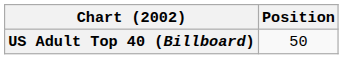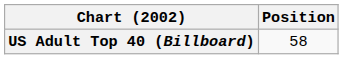(298, 42) 50 -> (298, 42) 58
